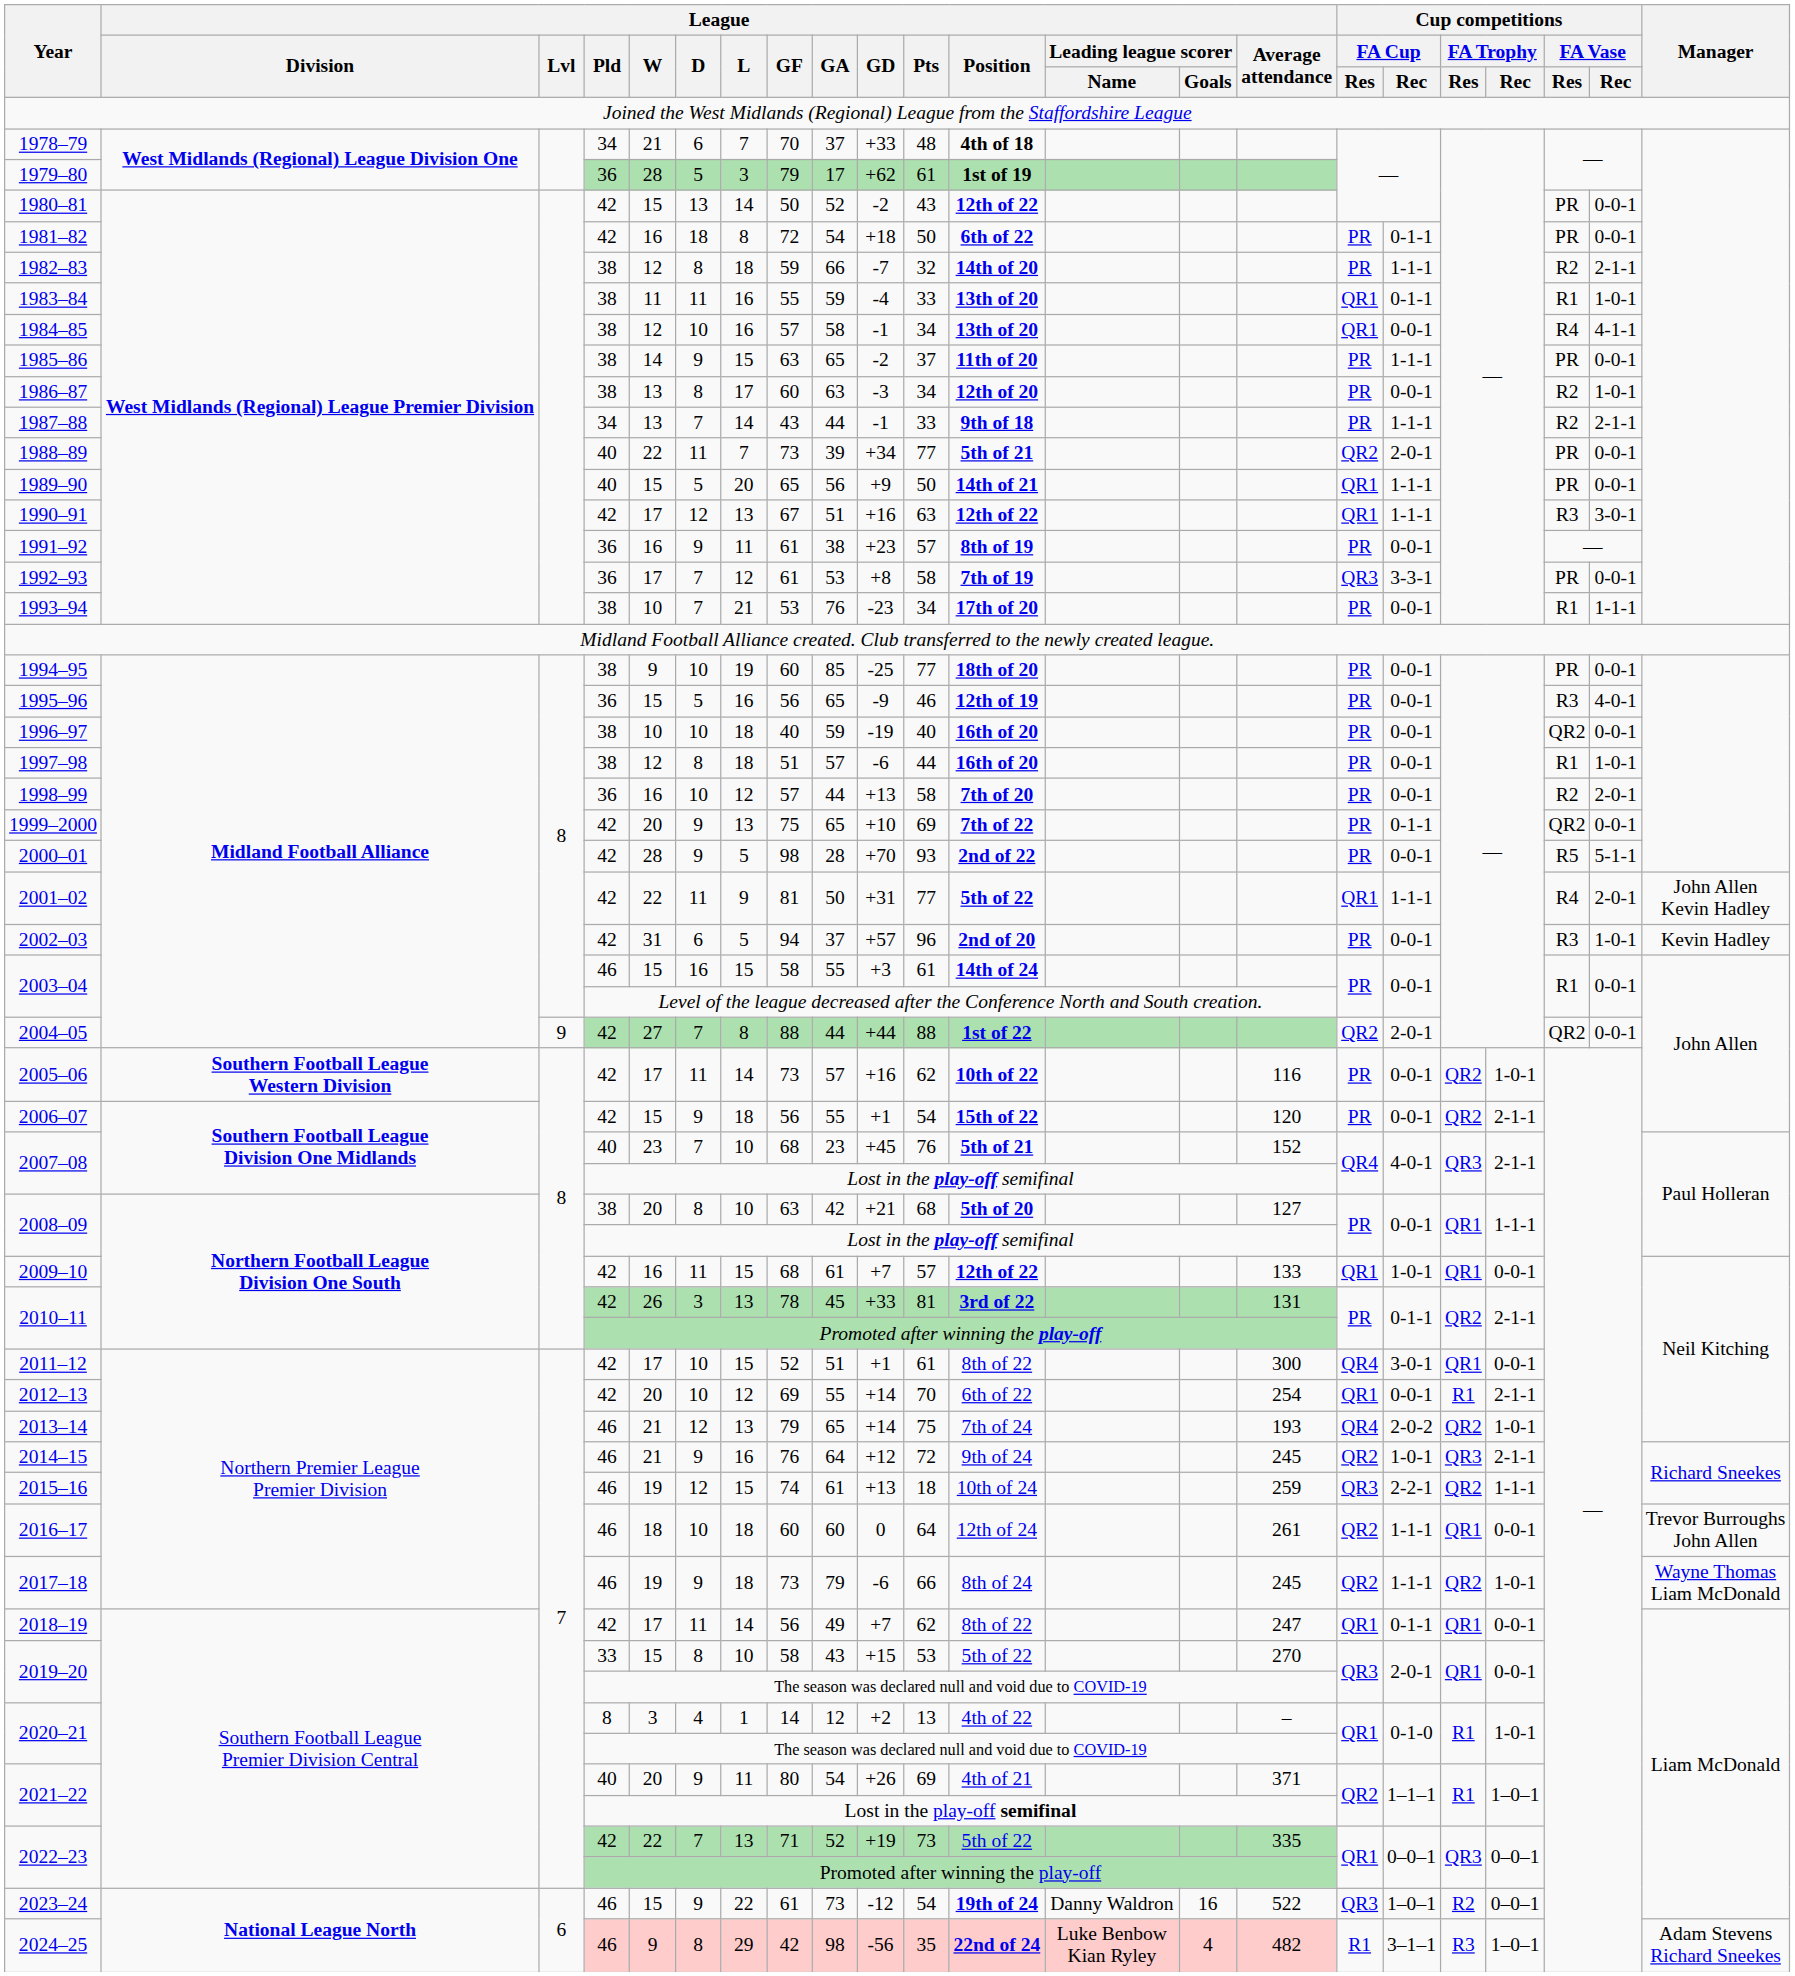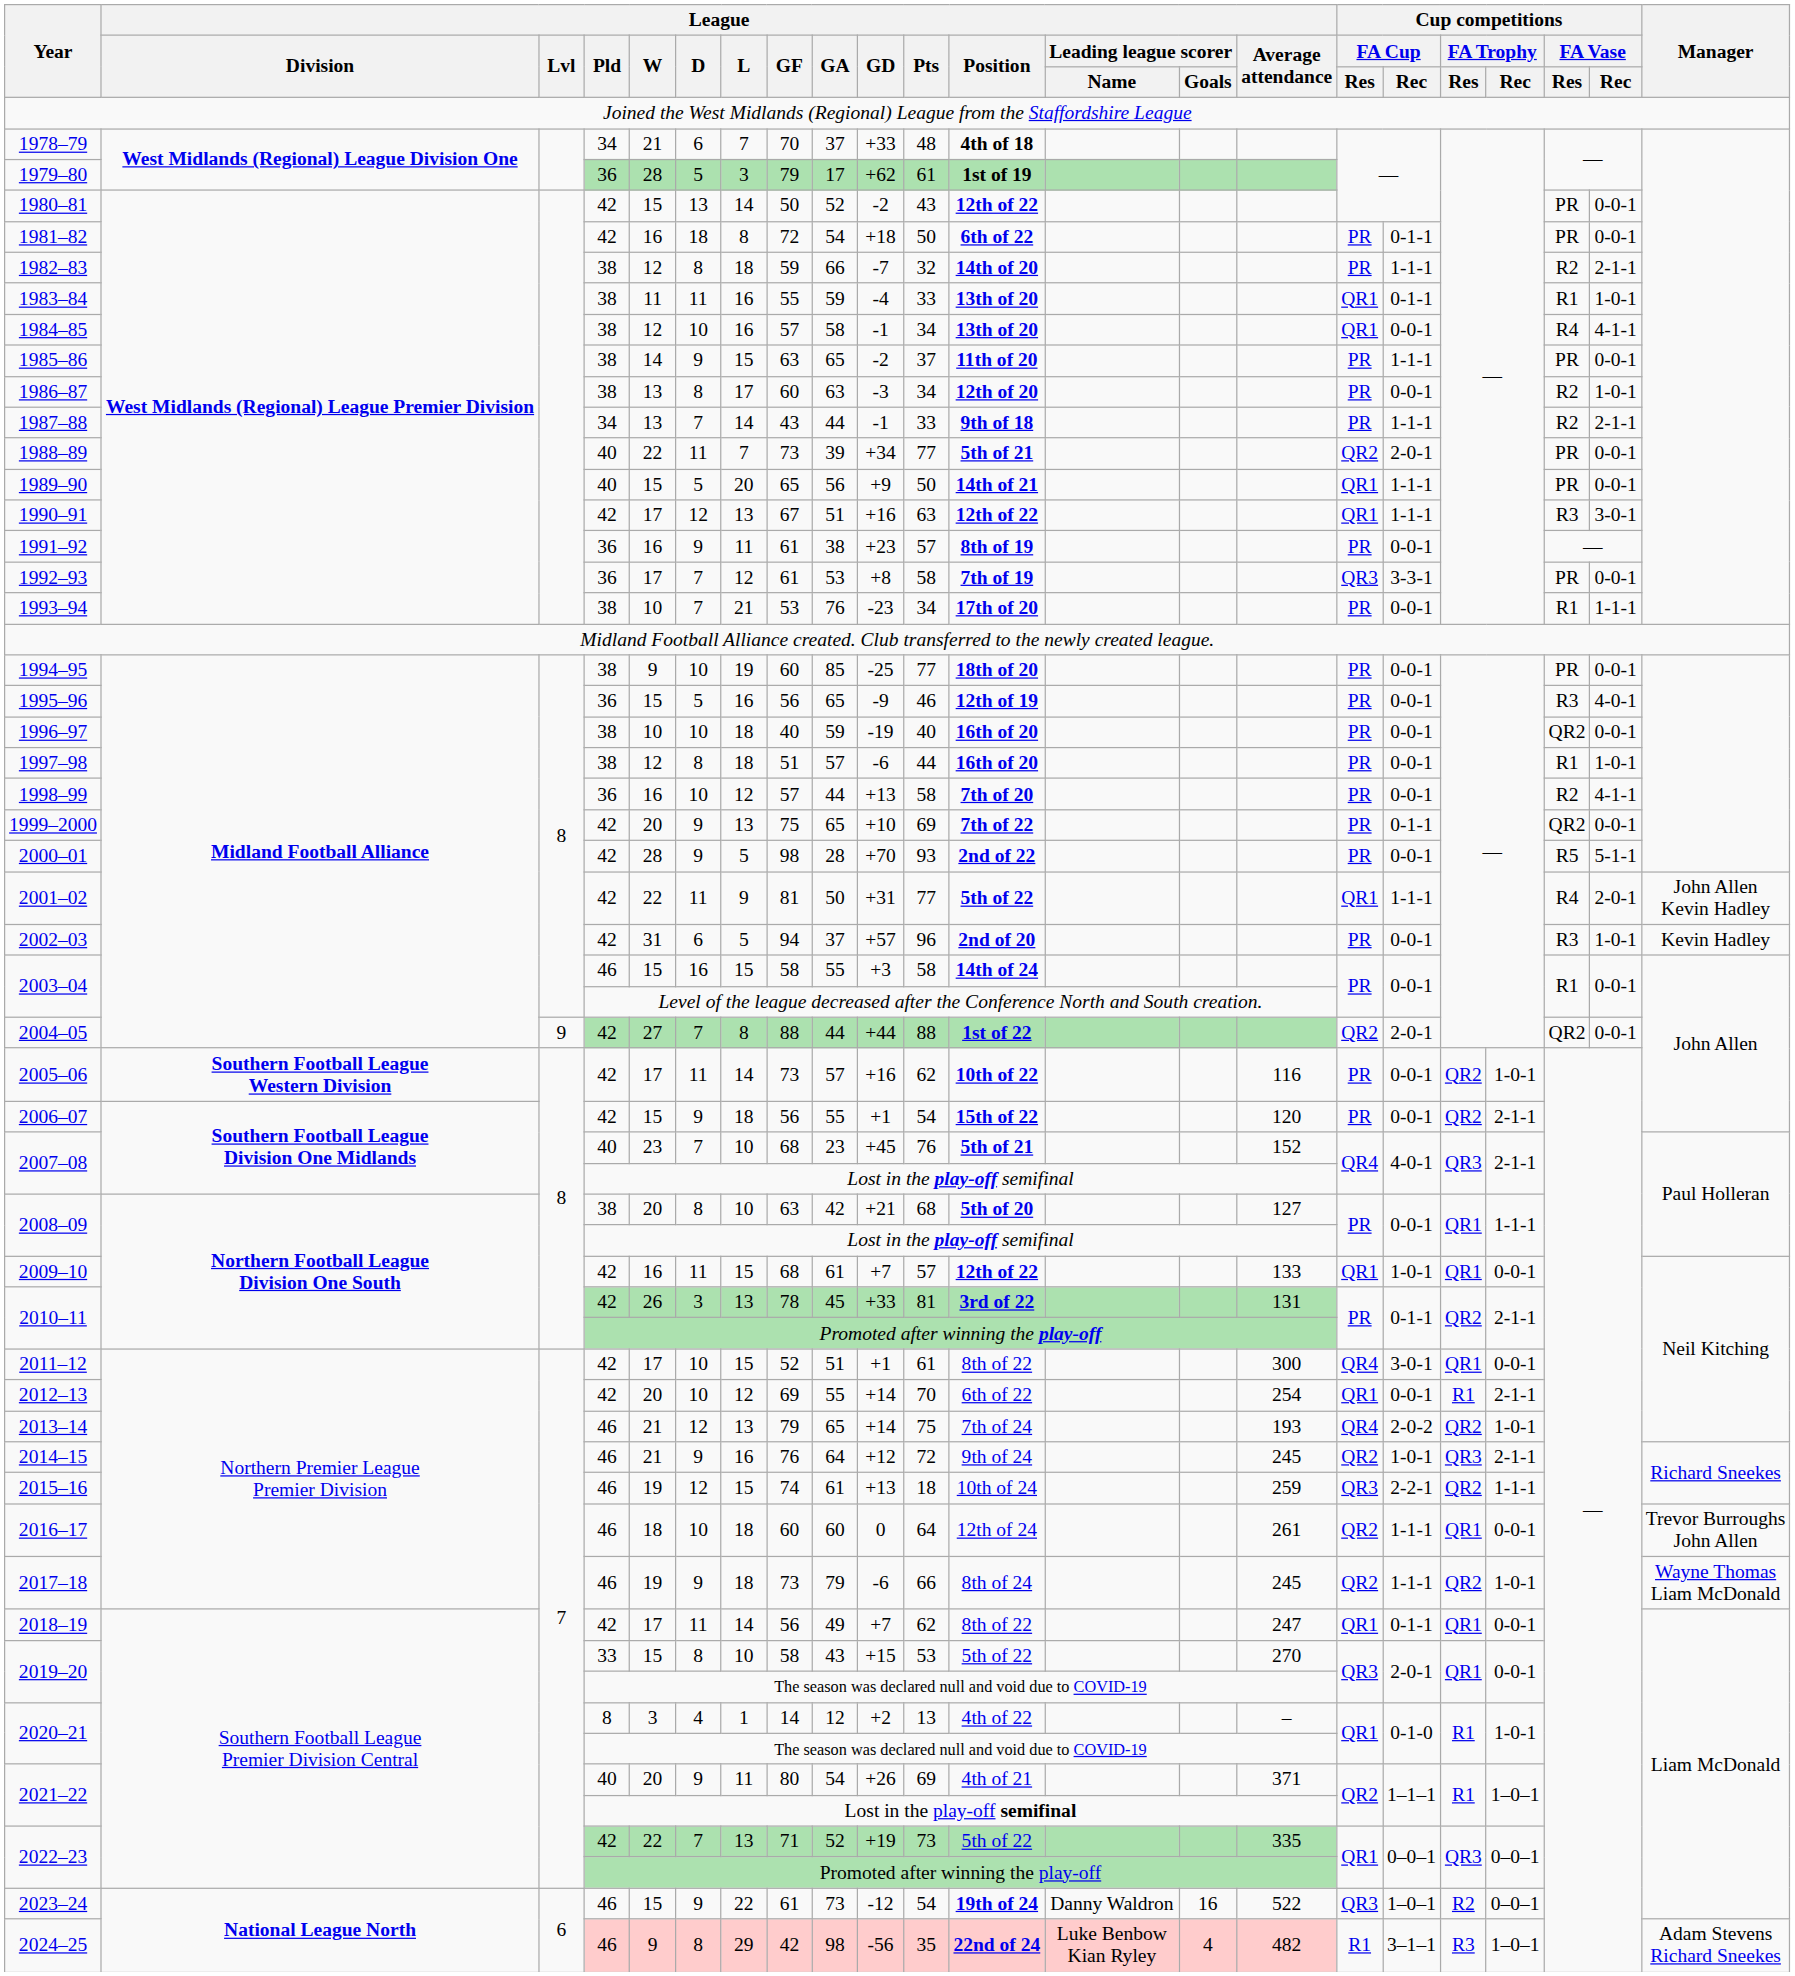(1616, 793) 2-0-1 -> (1616, 793) 4-1-1
(926, 970) 61 -> (926, 970) 58
